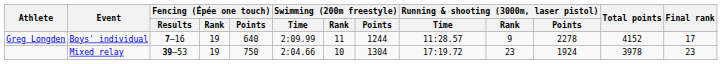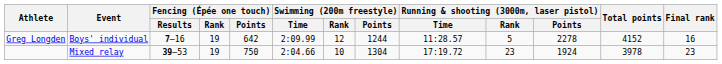(251, 38) 640 -> (251, 38) 642
(339, 38) 11 -> (339, 38) 12
(510, 38) 9 -> (510, 38) 5
(690, 38) 17 -> (690, 38) 16
